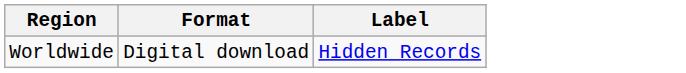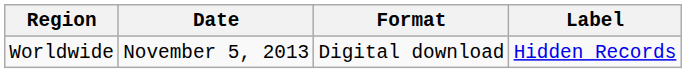+ column: (216, 21)
